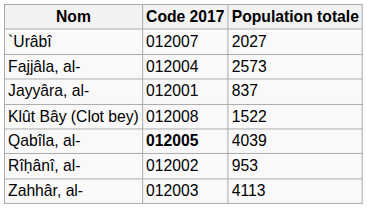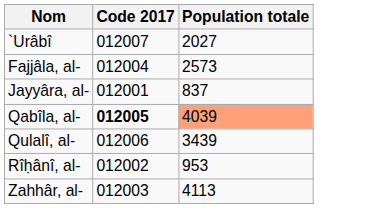- row: (73, 116)
(249, 141) no background -> (199, 116) lightsalmon background
+ row: (42, 141)
